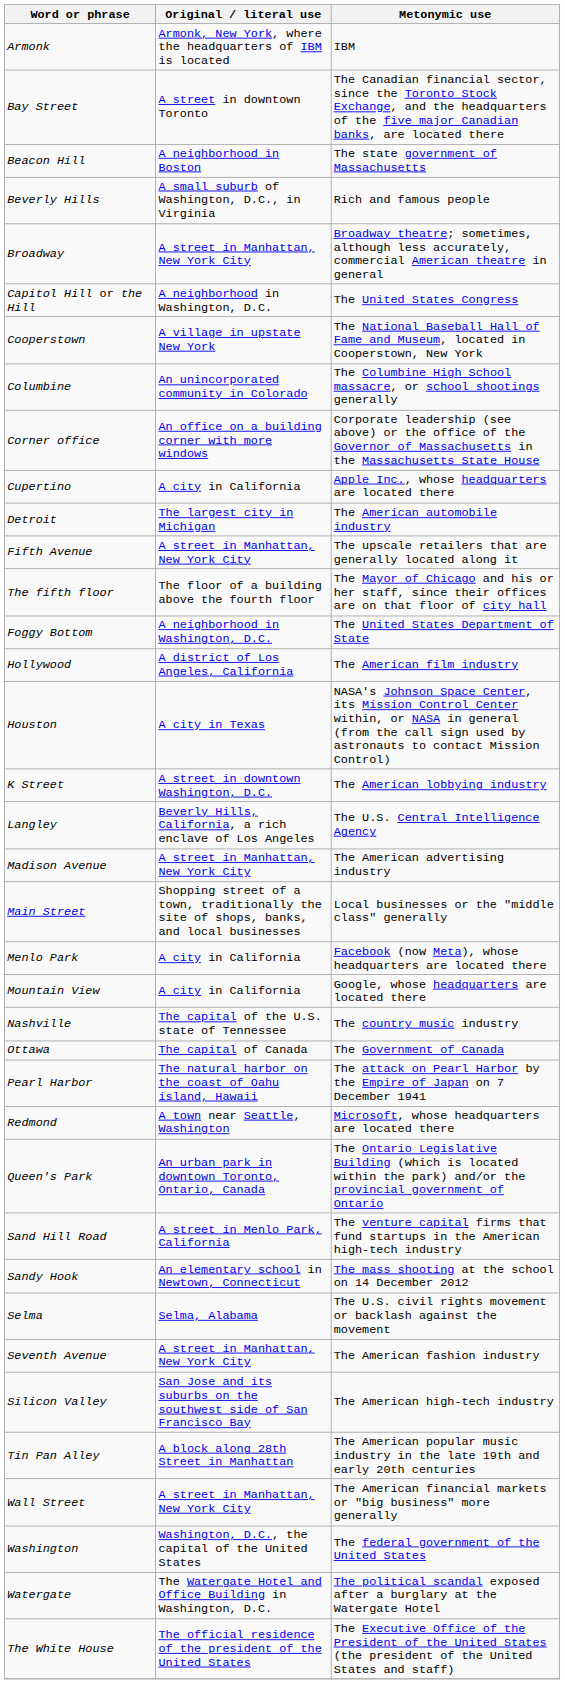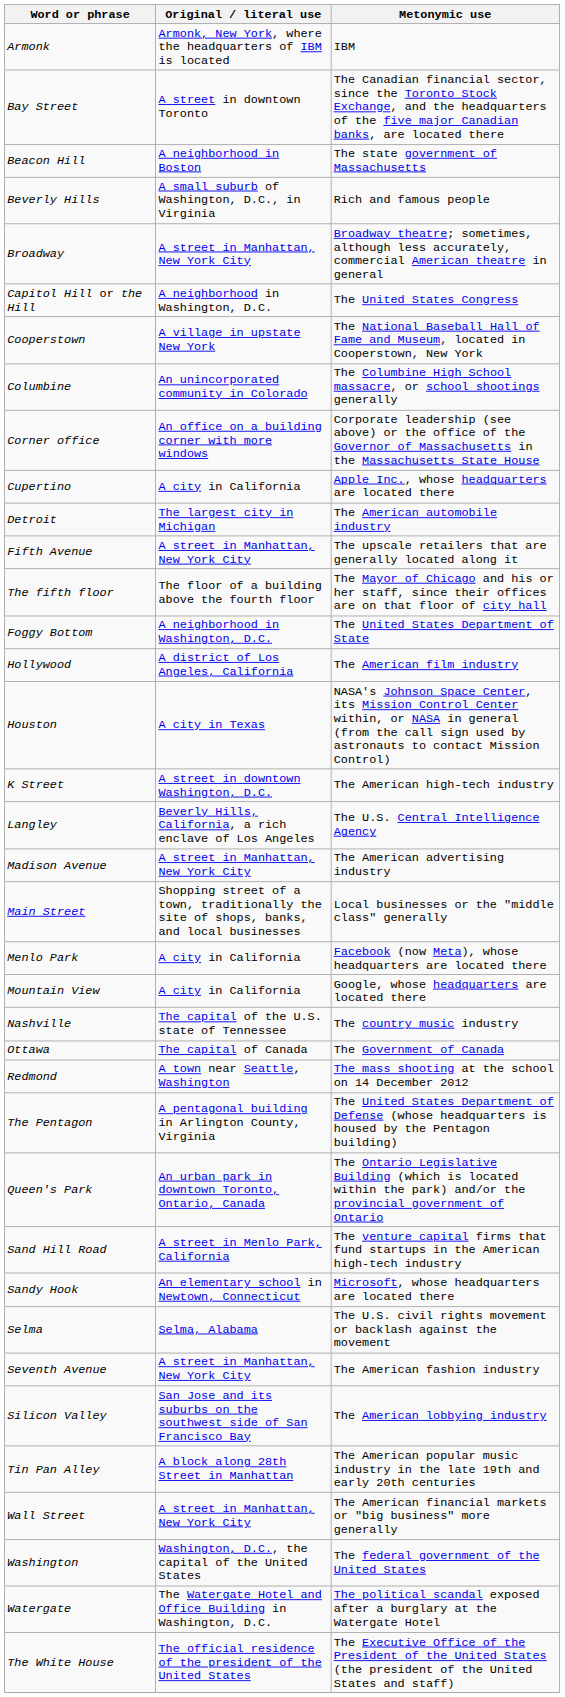(440, 785) The American lobbying industry -> (444, 785) The American high-tech industry
- row: (50, 1083)
(437, 1123) Microsoft, whose headquarters are located there -> (444, 1076) The mass shooting at the school on 14 December 2012
+ row: (50, 1123)
(444, 1276) The mass shooting at the school on 14 December 2012 -> (437, 1290) Microsoft, whose headquarters are located there
(444, 1402) The American high-tech industry -> (440, 1416) The American lobbying industry
